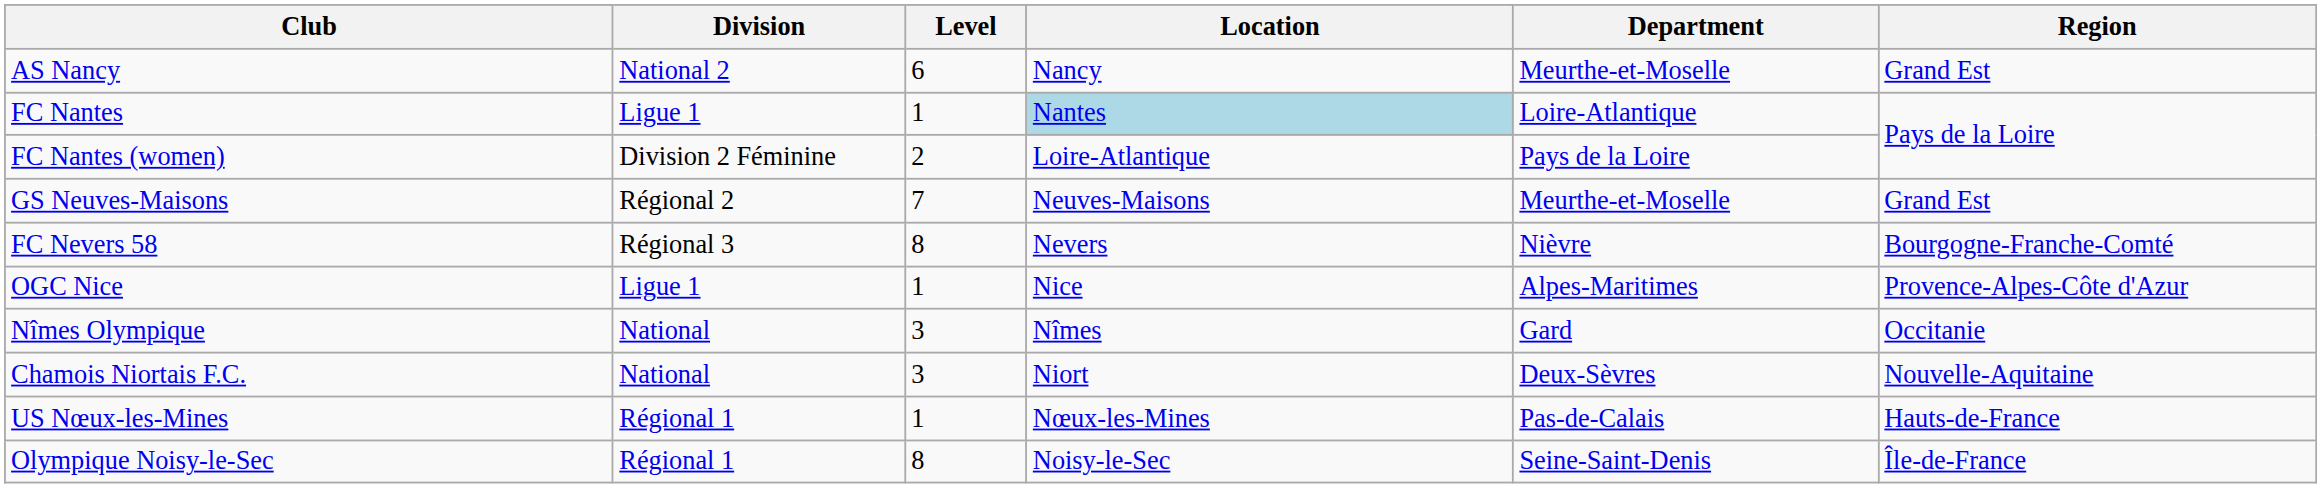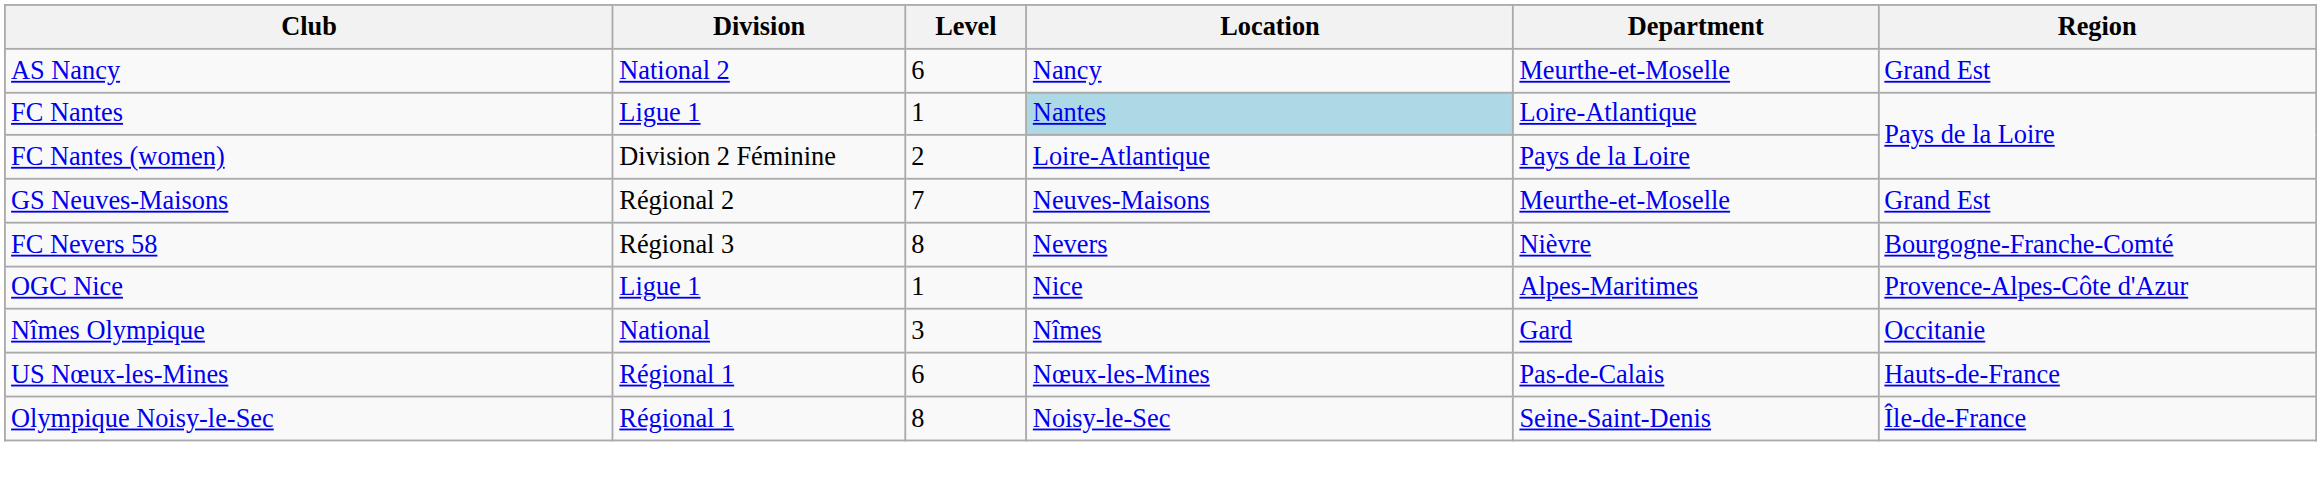- row: (129, 374)
(918, 417) 1 -> (918, 374) 6
